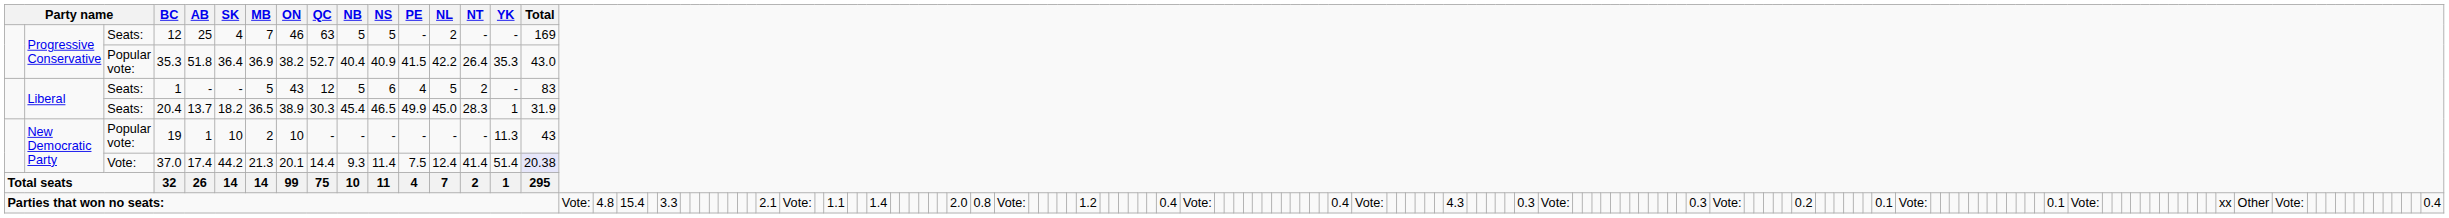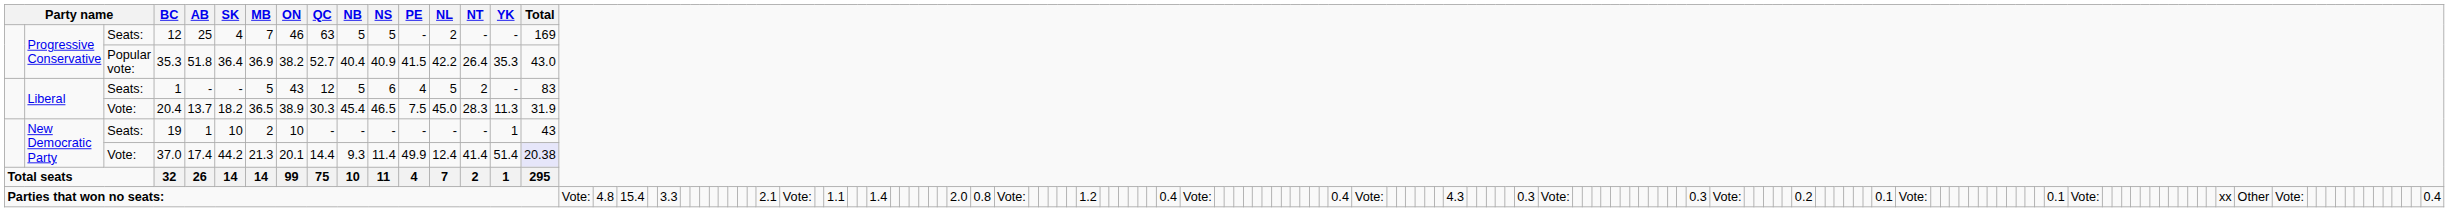(125, 109) Seats: -> (122, 109) Vote:
(414, 109) 49.9 -> (417, 109) 7.5
(515, 109) 1 -> (506, 109) 11.3
(129, 136) Popular vote: -> (125, 131) Seats:
(506, 136) 11.3 -> (515, 131) 1
(417, 163) 7.5 -> (414, 155) 49.9
